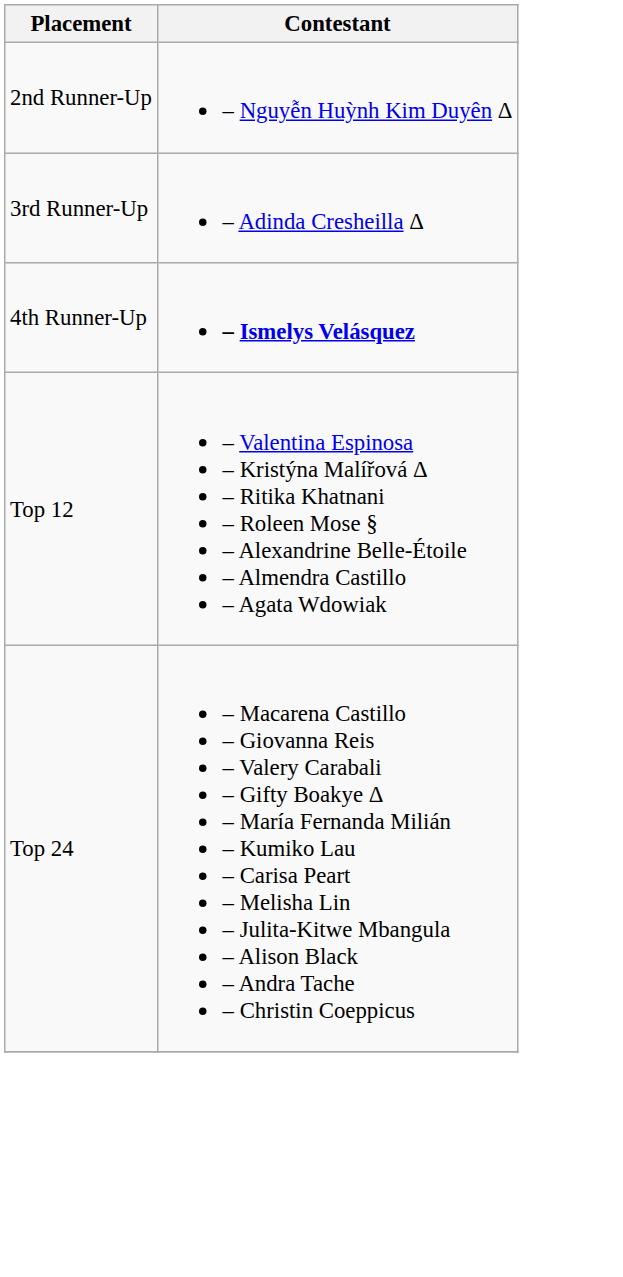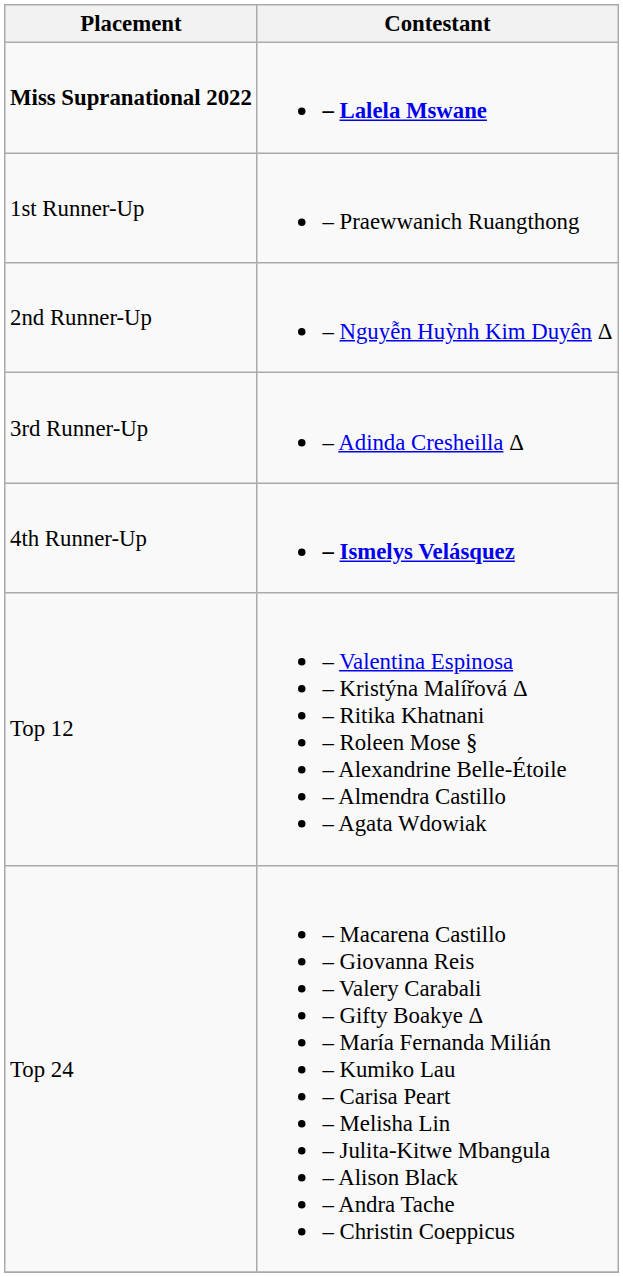+ row: (131, 97)
+ row: (77, 207)
